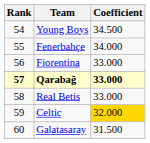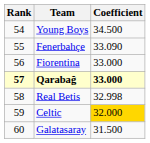(108, 46) 34.000 -> (108, 46) 33.090
(108, 96) 33.000 -> (108, 96) 32.998
